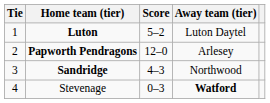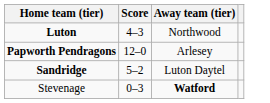- column: (15, 13)
(156, 32) 5–2 -> (135, 32) 4–3
(216, 32) Luton Daytel -> (195, 32) Northwood
(156, 70) 4–3 -> (135, 70) 5–2
(216, 70) Northwood -> (195, 70) Luton Daytel
